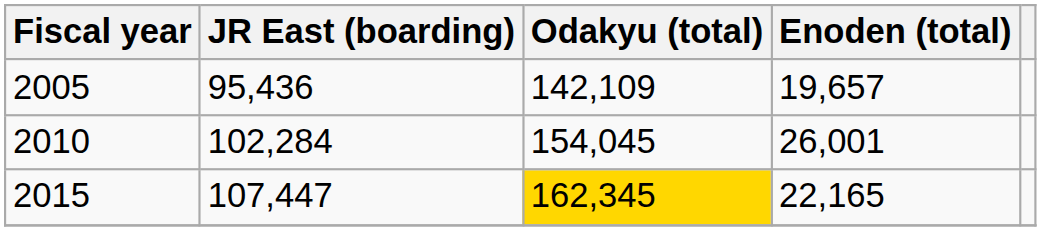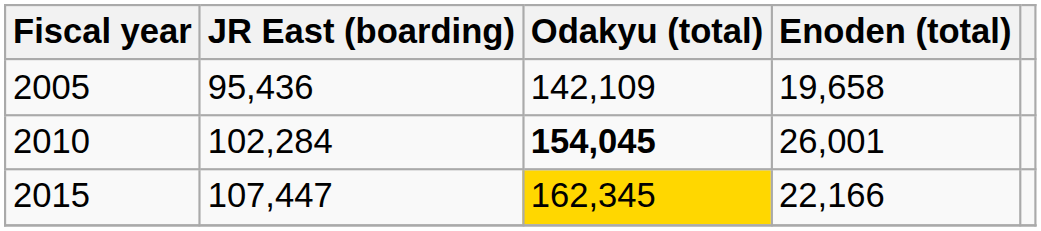(832, 86) 19,657 -> (832, 86) 19,658
(593, 141) normal -> (593, 141) bold
(832, 196) 22,165 -> (832, 196) 22,166
